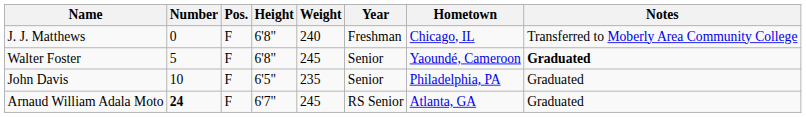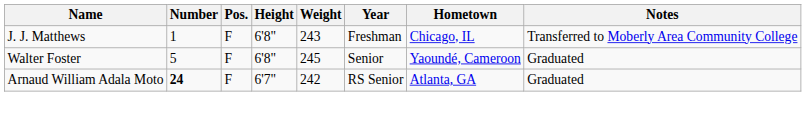(173, 36) 0 -> (173, 36) 1
(310, 36) 240 -> (310, 36) 243
(559, 58) bold -> (555, 58) normal
- row: (38, 79)
(310, 101) 245 -> (310, 79) 242
